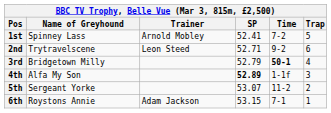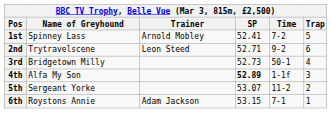(249, 62) 52.79 -> (249, 62) 52.73
(281, 62) bold -> (281, 62) normal
